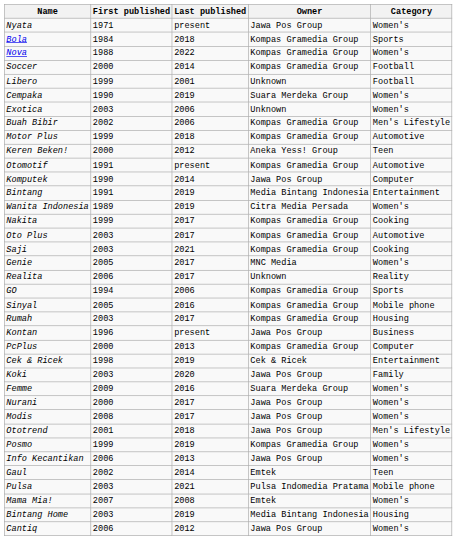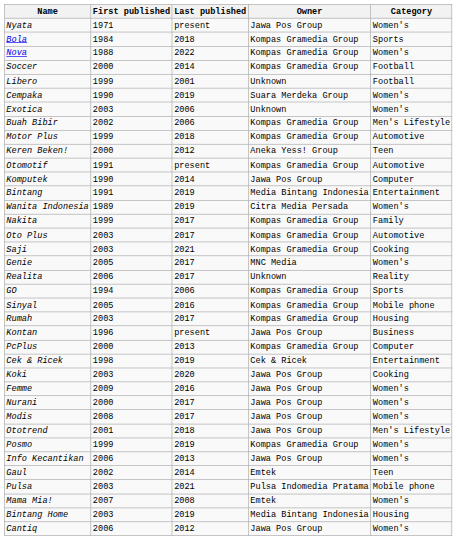(391, 221) Cooking -> (388, 221) Family
(388, 375) Family -> (391, 375) Cooking
(299, 389) Suara Merdeka Group -> (286, 389) Jawa Pos Group
